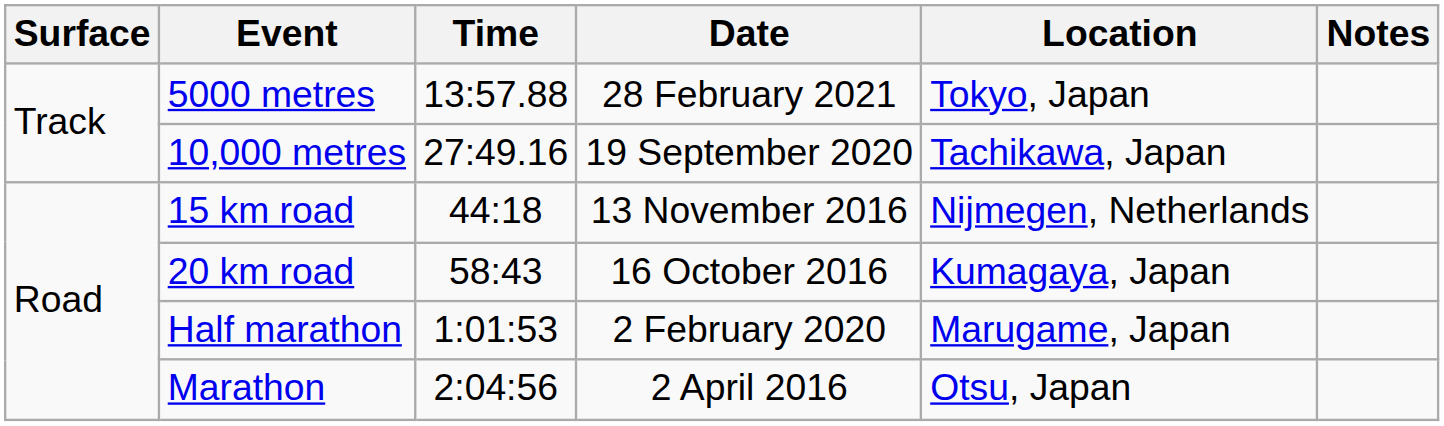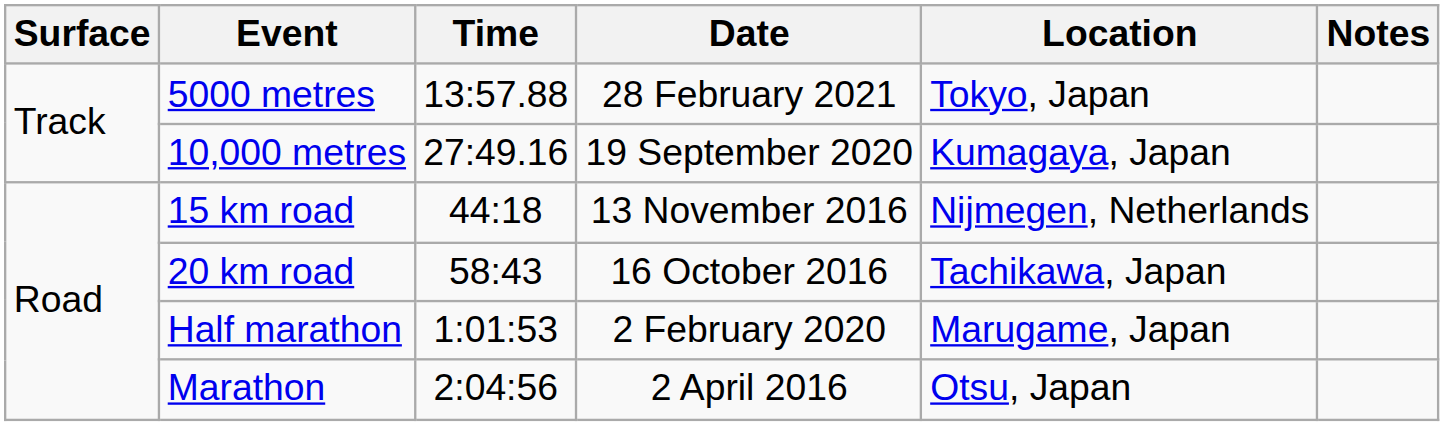(1078, 152) Tachikawa, Japan -> (1080, 152) Kumagaya, Japan
(1080, 270) Kumagaya, Japan -> (1078, 270) Tachikawa, Japan
